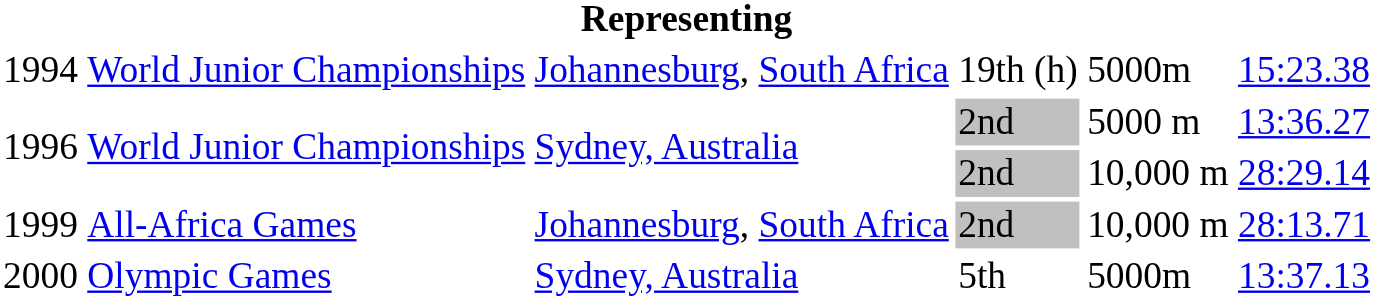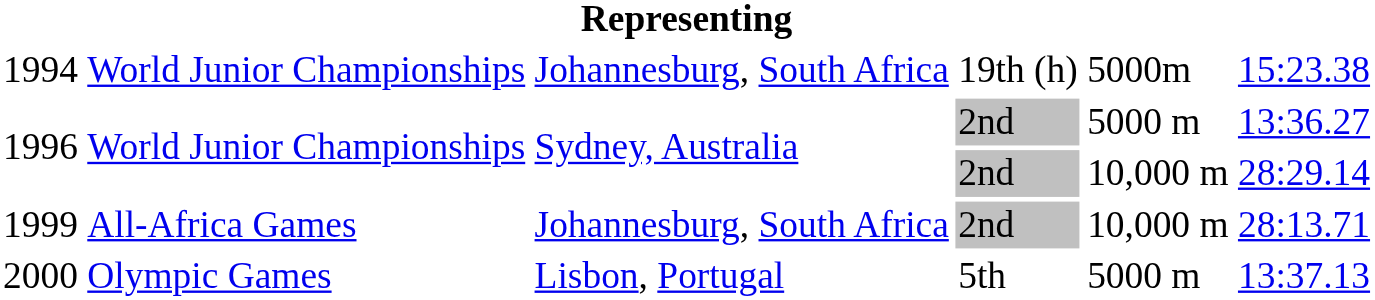(666, 275) Sydney, Australia -> (659, 275) Lisbon, Portugal
(1139, 275) 5000m -> (1144, 275) 5000 m
